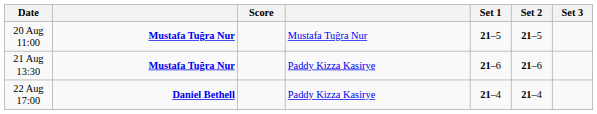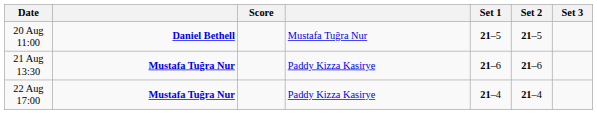(192, 36) Mustafa Tuğra Nur -> (204, 36) Daniel Bethell
(204, 95) Daniel Bethell -> (192, 95) Mustafa Tuğra Nur
